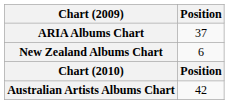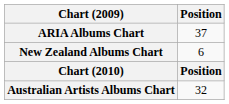(201, 90) 42 -> (201, 90) 32
